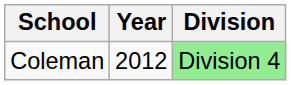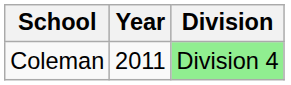(141, 60) 2012 -> (140, 60) 2011
